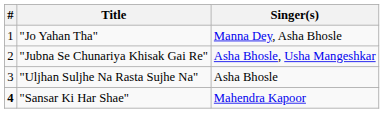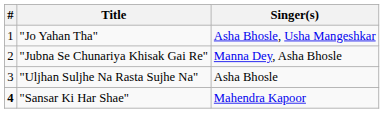(278, 35) Manna Dey, Asha Bhosle -> (295, 35) Asha Bhosle, Usha Mangeshkar
(295, 56) Asha Bhosle, Usha Mangeshkar -> (278, 56) Manna Dey, Asha Bhosle
